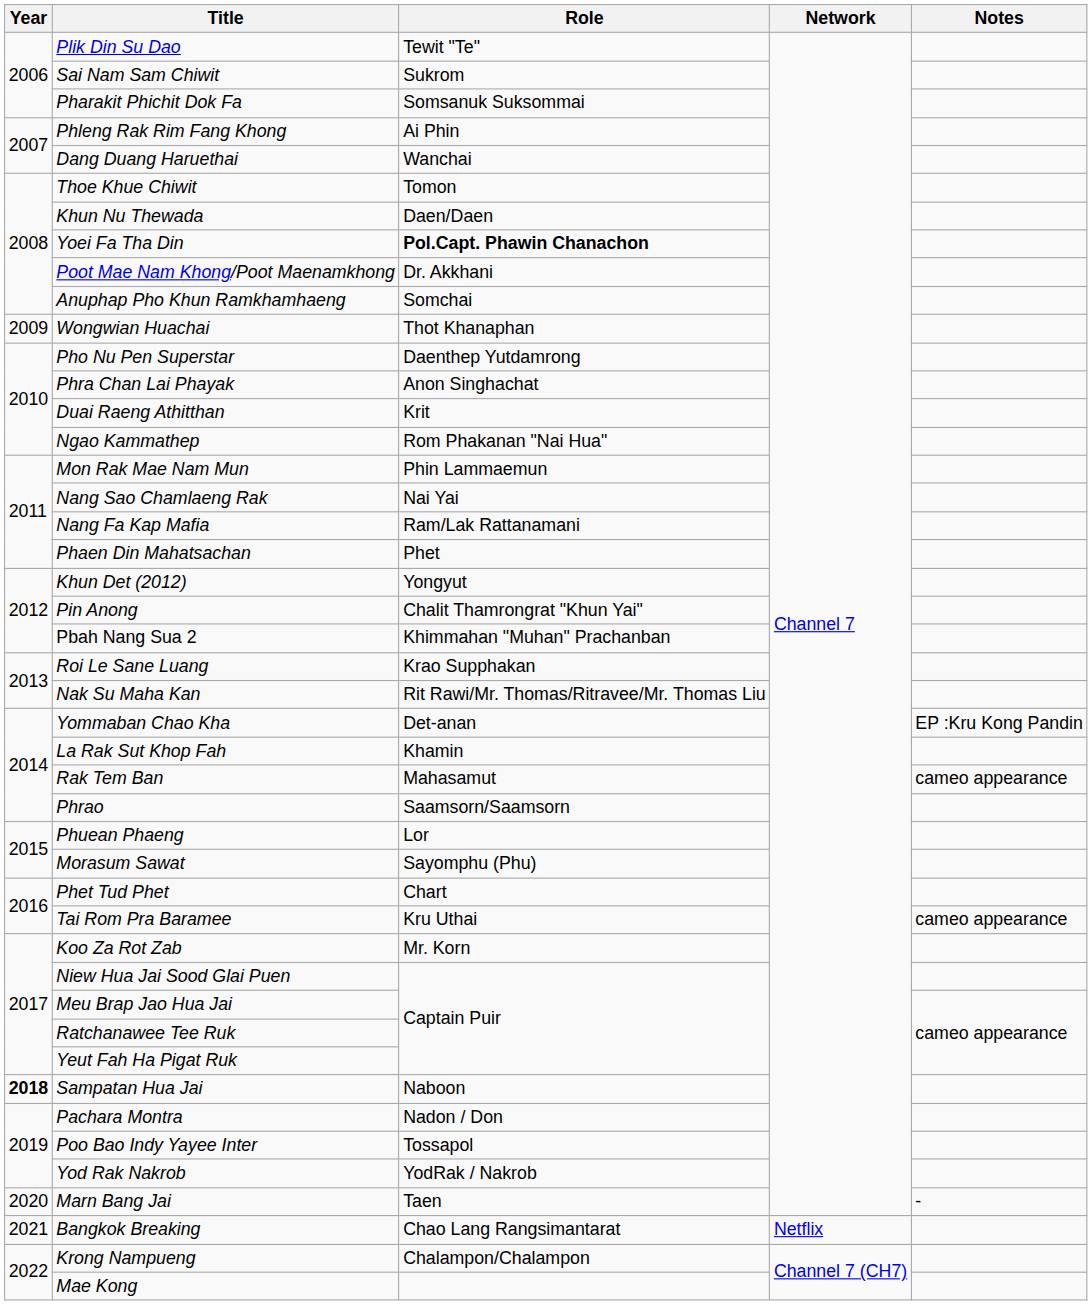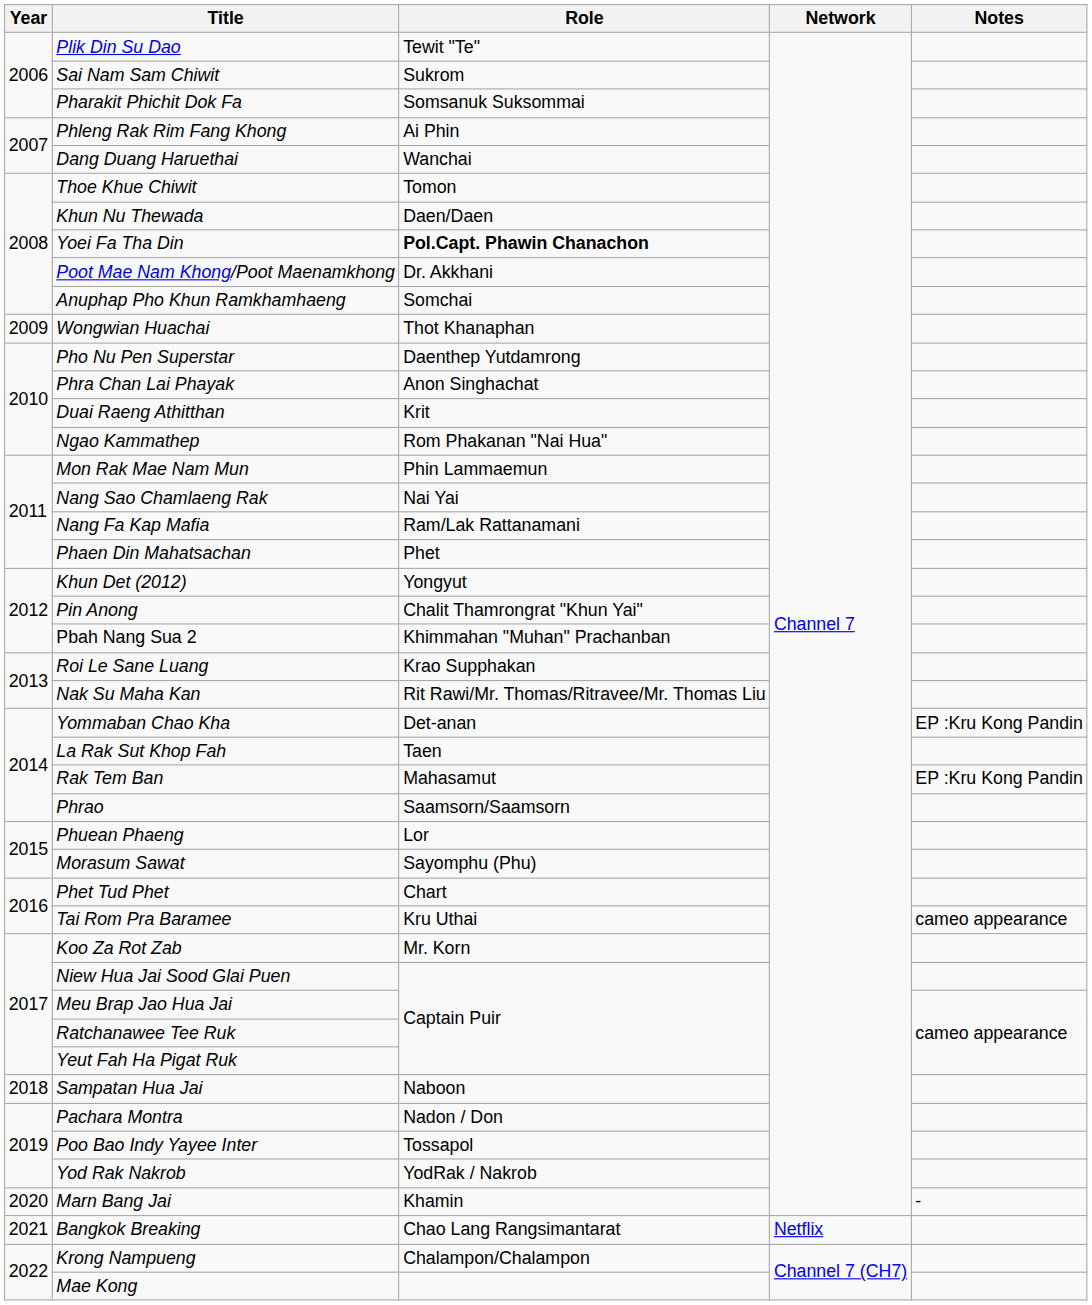(433, 750) Khamin -> (422, 750) Taen
(991, 779) cameo appearance -> (999, 779) EP :Kru Kong Pandin
(28, 1088) bold -> (28, 1088) normal
(422, 1201) Taen -> (433, 1201) Khamin
